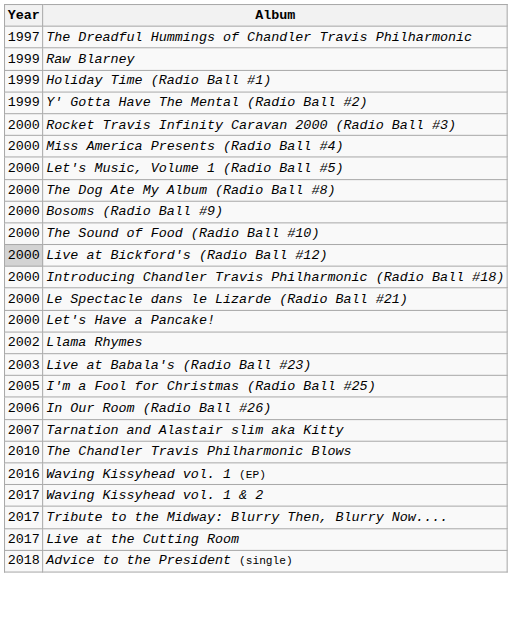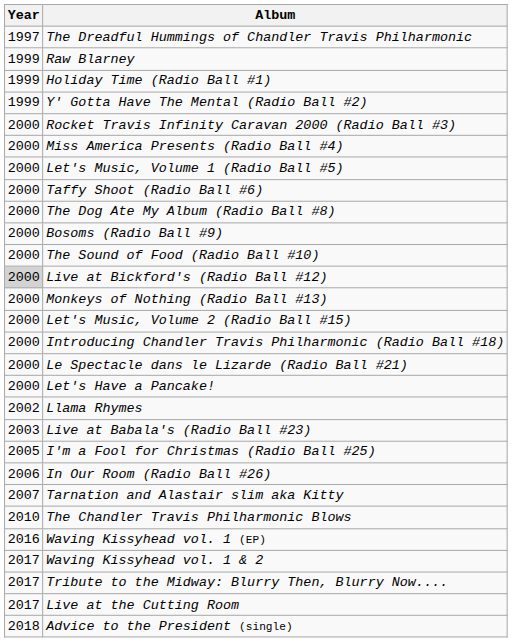+ row: (155, 190)
+ row: (187, 299)
+ row: (199, 321)
